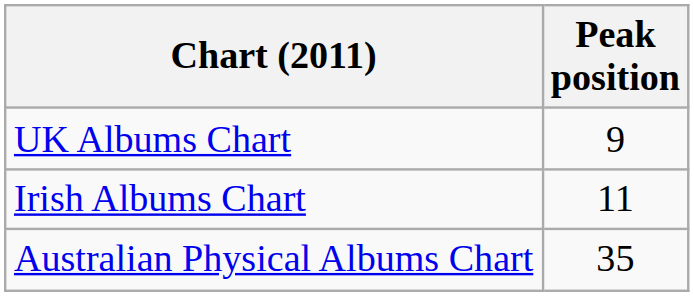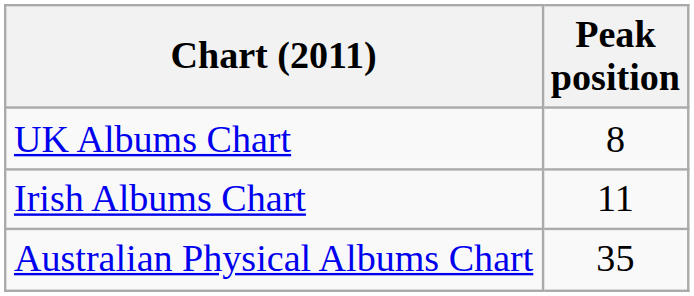(615, 137) 9 -> (615, 137) 8
